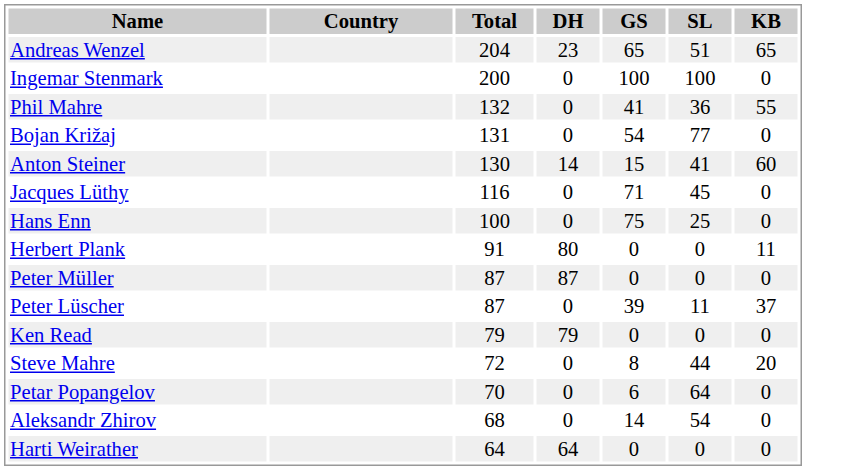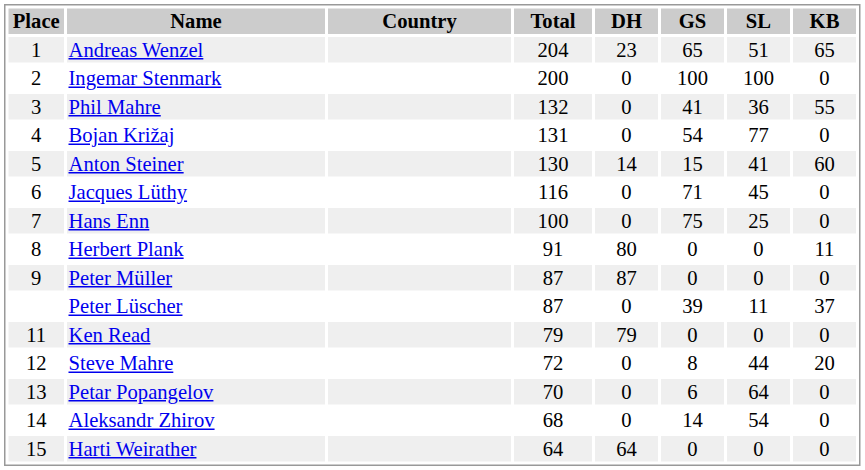+ column: (36, 21)
